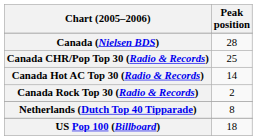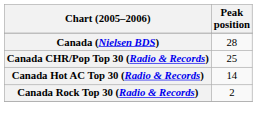- row: (108, 110)
- row: (108, 127)
